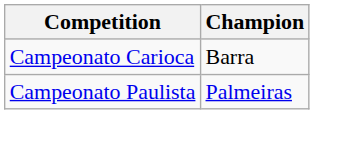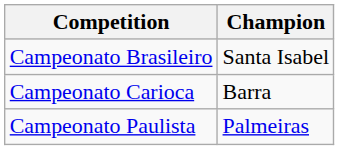+ row: (111, 56)
